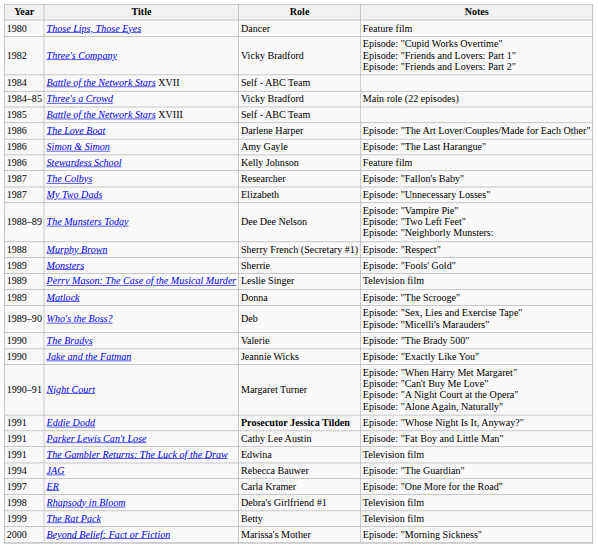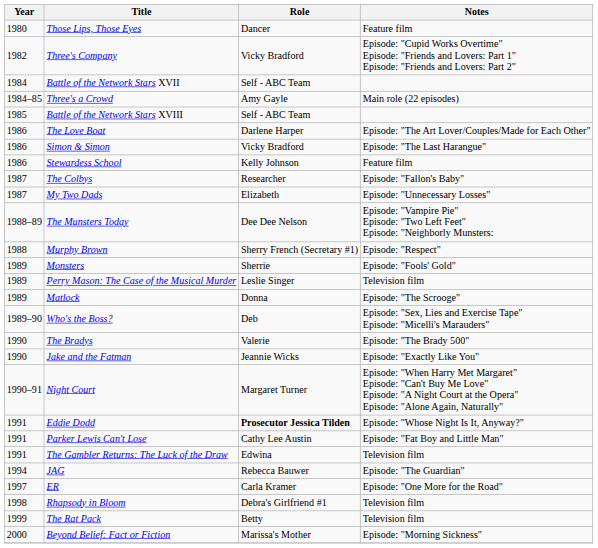(272, 99) Vicky Bradford -> (264, 99) Amy Gayle
(264, 147) Amy Gayle -> (272, 147) Vicky Bradford
